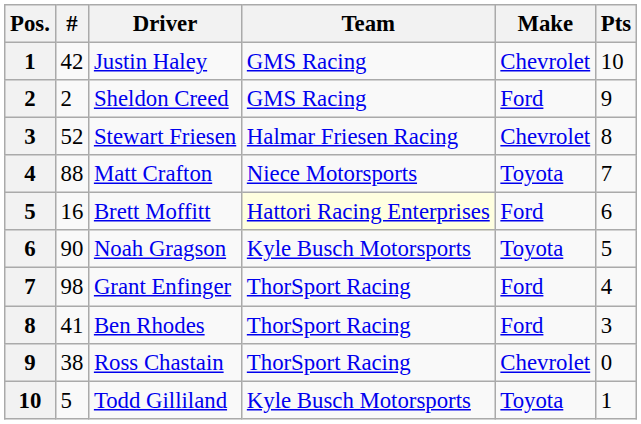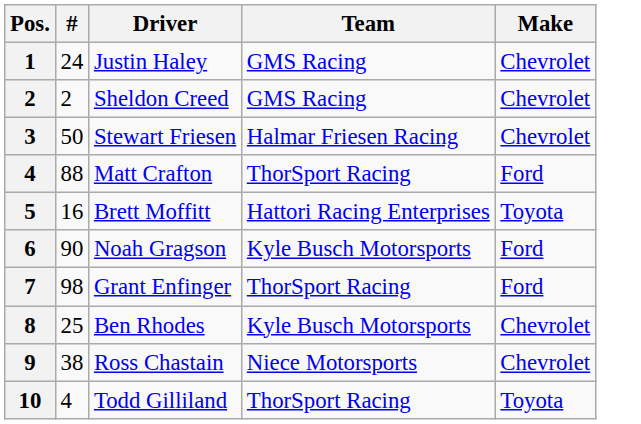- column: (616, 23)
(72, 61) 42 -> (72, 61) 24
(522, 98) Ford -> (545, 98) Chevrolet
(72, 136) 52 -> (72, 136) 50
(332, 173) Niece Motorsports -> (329, 173) ThorSport Racing
(532, 173) Toyota -> (522, 173) Ford
(368, 211) lightyellow background -> (368, 211) no background
(522, 211) Ford -> (532, 211) Toyota
(532, 249) Toyota -> (522, 249) Ford
(72, 324) 41 -> (72, 324) 25
(329, 324) ThorSport Racing -> (359, 324) Kyle Busch Motorsports
(522, 324) Ford -> (545, 324) Chevrolet
(329, 361) ThorSport Racing -> (332, 361) Niece Motorsports
(66, 399) 5 -> (66, 399) 4
(359, 399) Kyle Busch Motorsports -> (329, 399) ThorSport Racing
